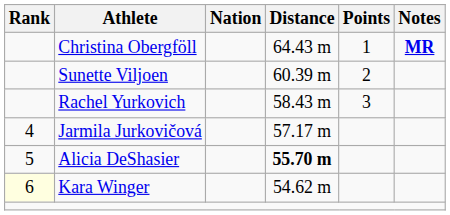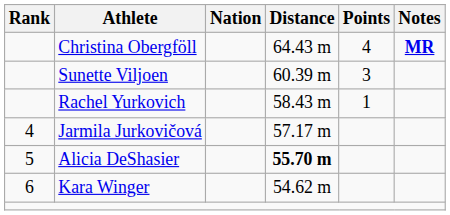(366, 46) 1 -> (366, 46) 4
(366, 74) 2 -> (366, 74) 3
(366, 103) 3 -> (366, 103) 1
(29, 187) lightyellow background -> (29, 187) no background
